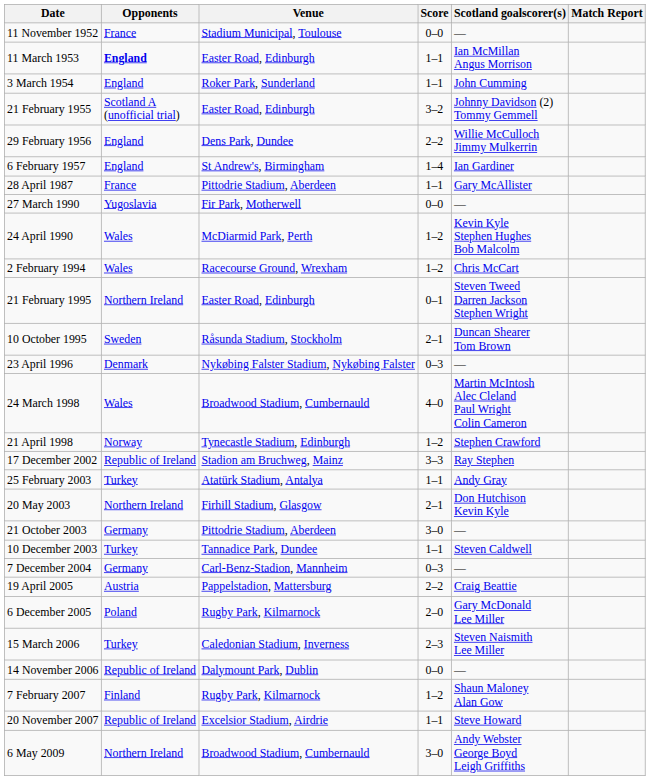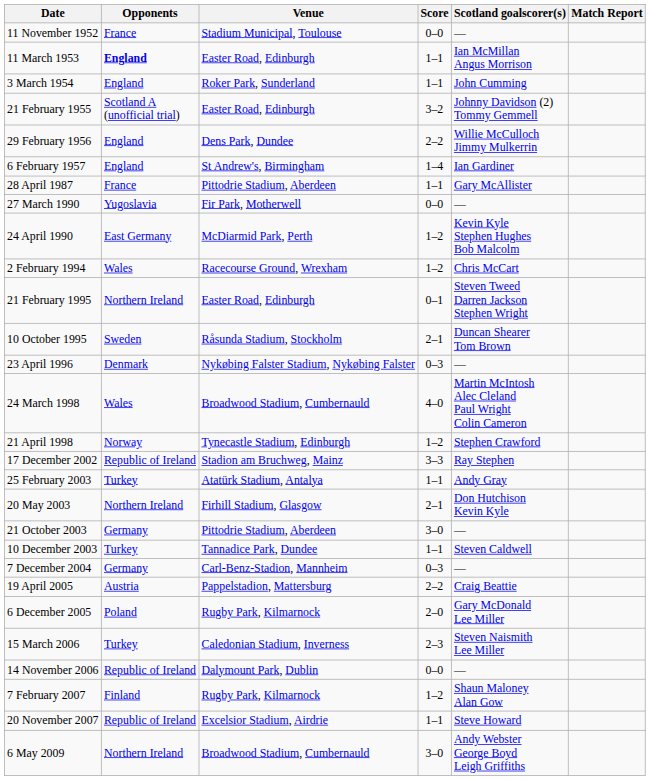(118, 236) Wales -> (138, 236) East Germany
